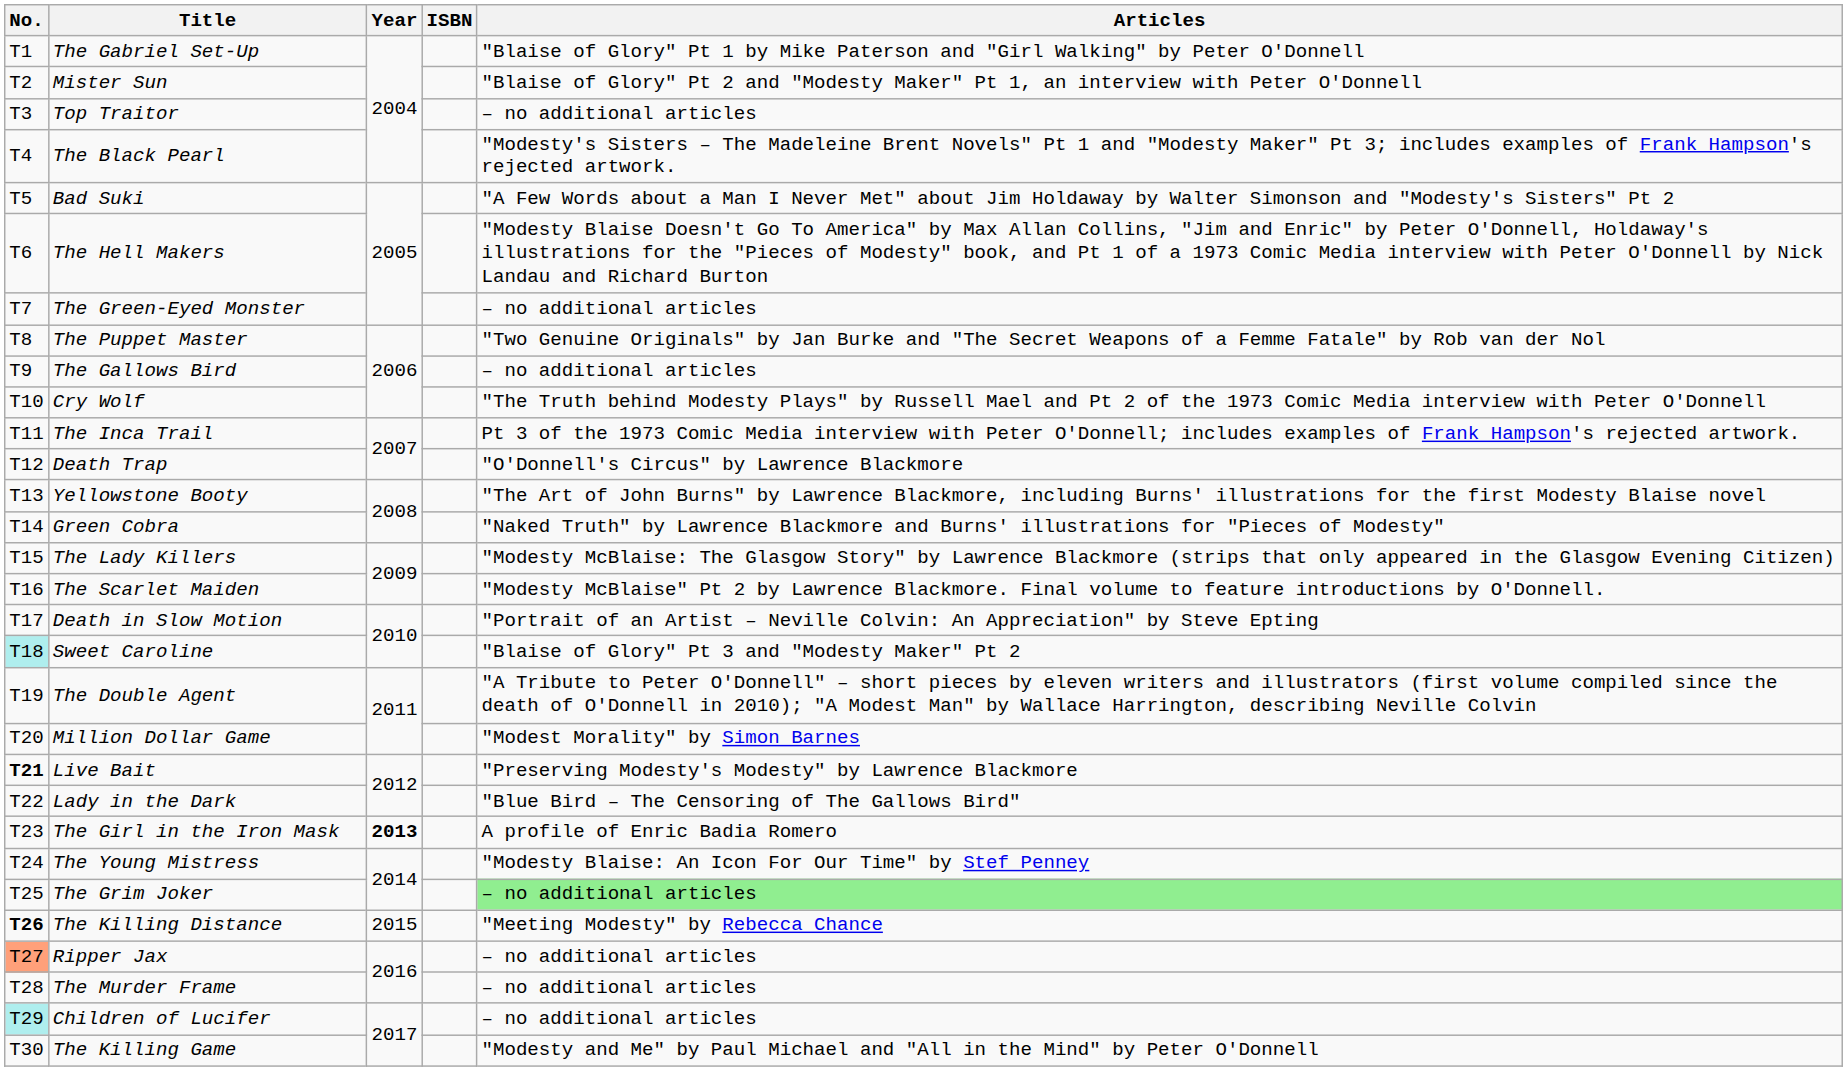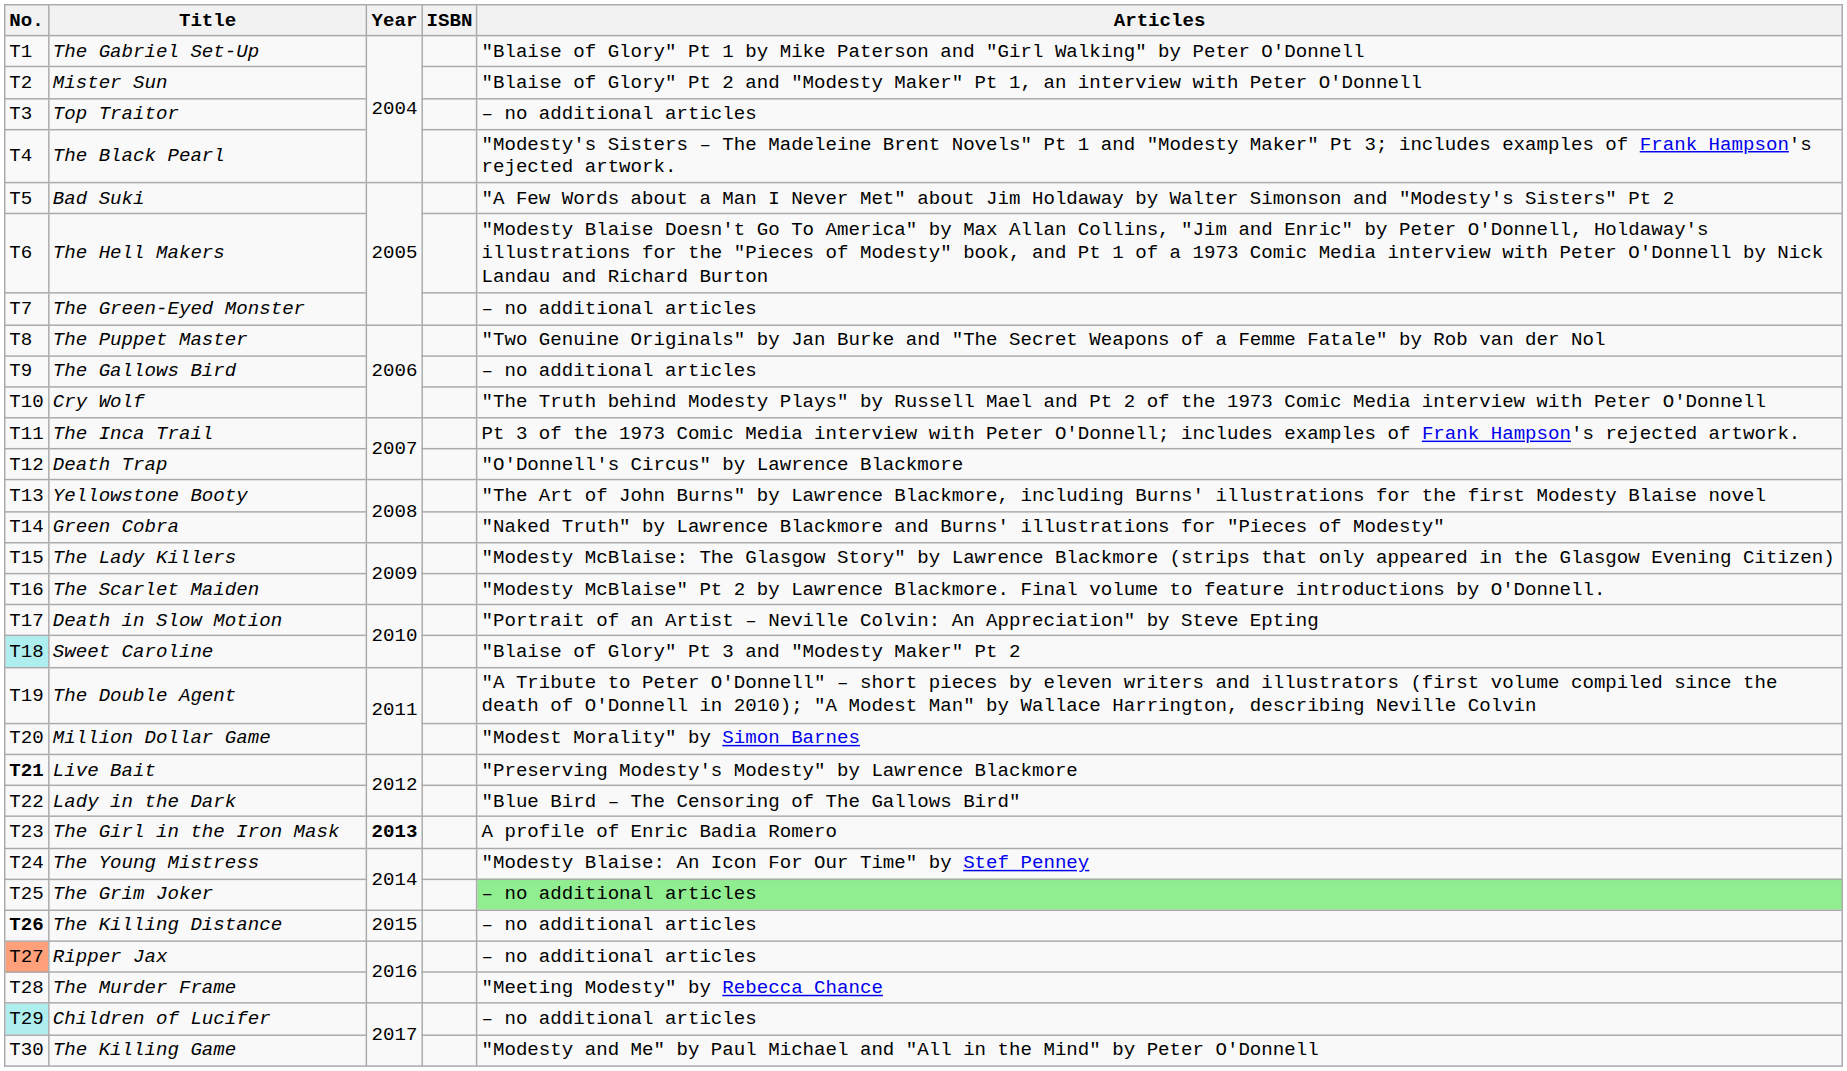(682, 926) "Meeting Modesty" by Rebecca Chance -> (619, 926) – no additional articles
(619, 988) – no additional articles -> (682, 988) "Meeting Modesty" by Rebecca Chance
